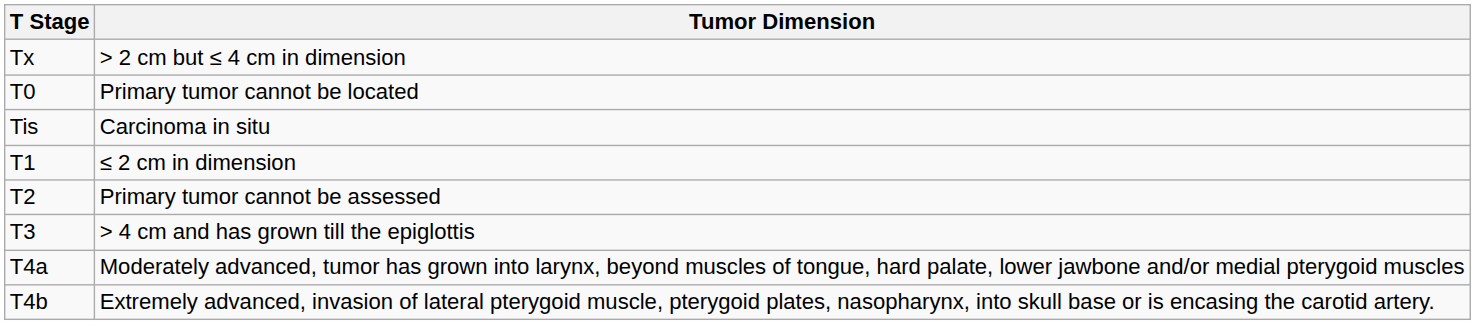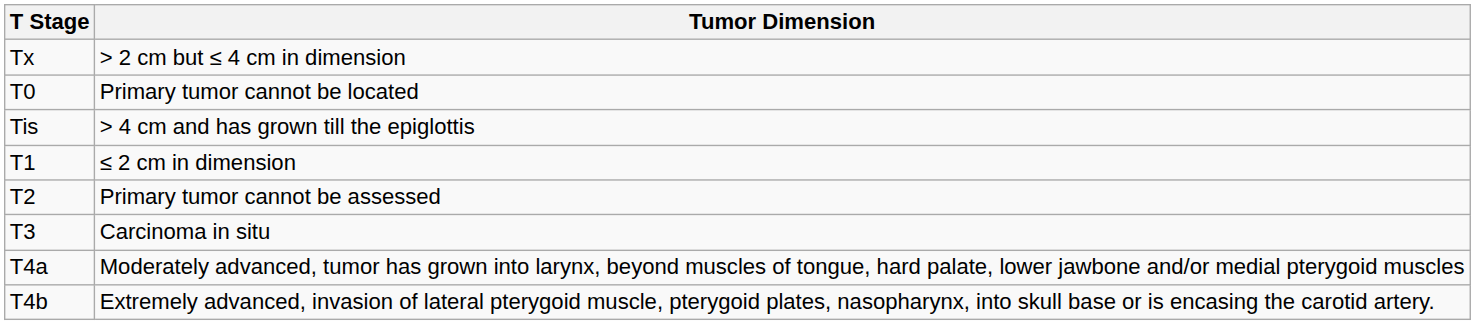(185, 127) Carcinoma in situ -> (287, 127) > 4 cm and has grown till the epiglottis
(287, 232) > 4 cm and has grown till the epiglottis -> (185, 232) Carcinoma in situ
